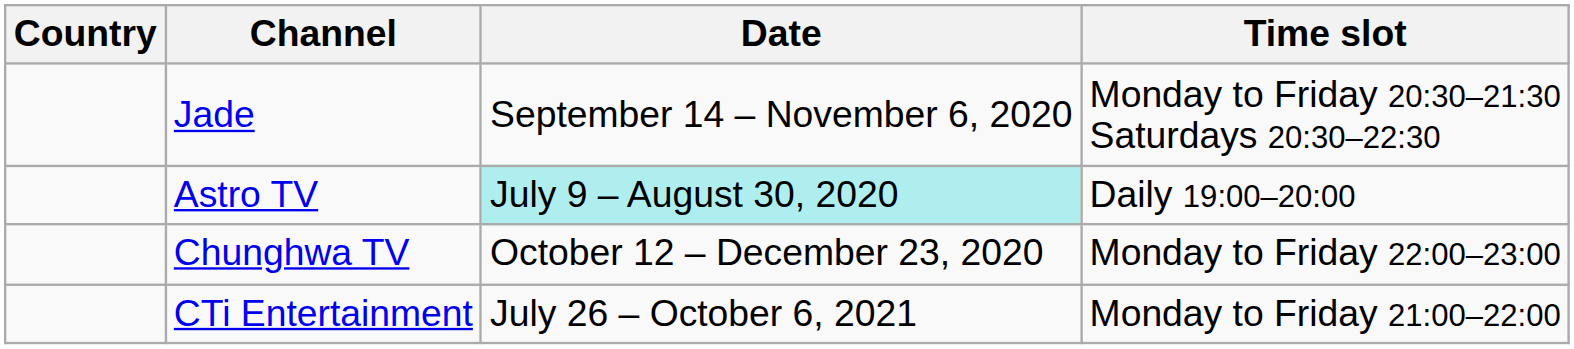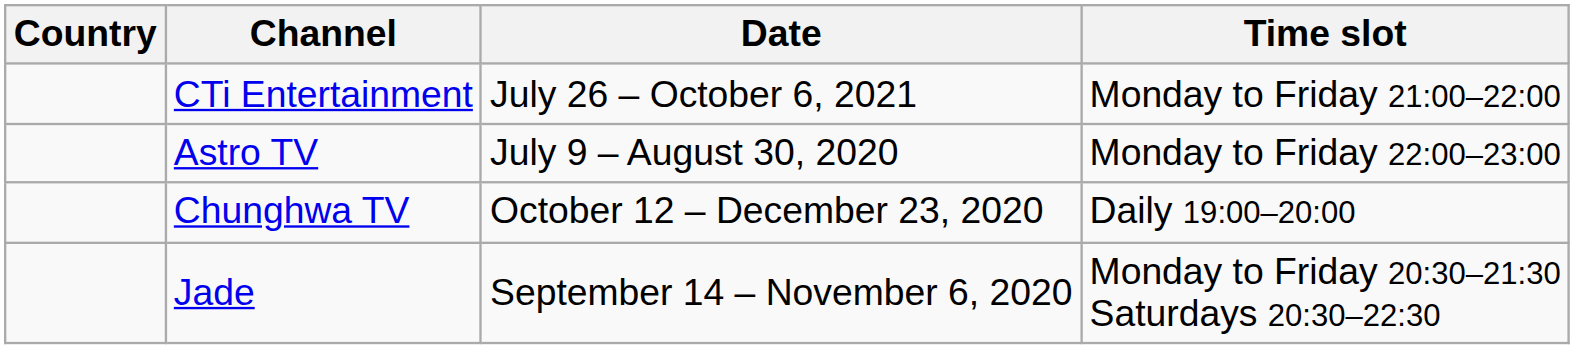rows swapped: (214, 114) <-> (323, 312)
(694, 194) paleturquoise background -> (694, 152) no background
(1223, 194) Daily 19:00–20:00 -> (1325, 152) Monday to Friday 22:00–23:00
(1325, 253) Monday to Friday 22:00–23:00 -> (1223, 211) Daily 19:00–20:00
